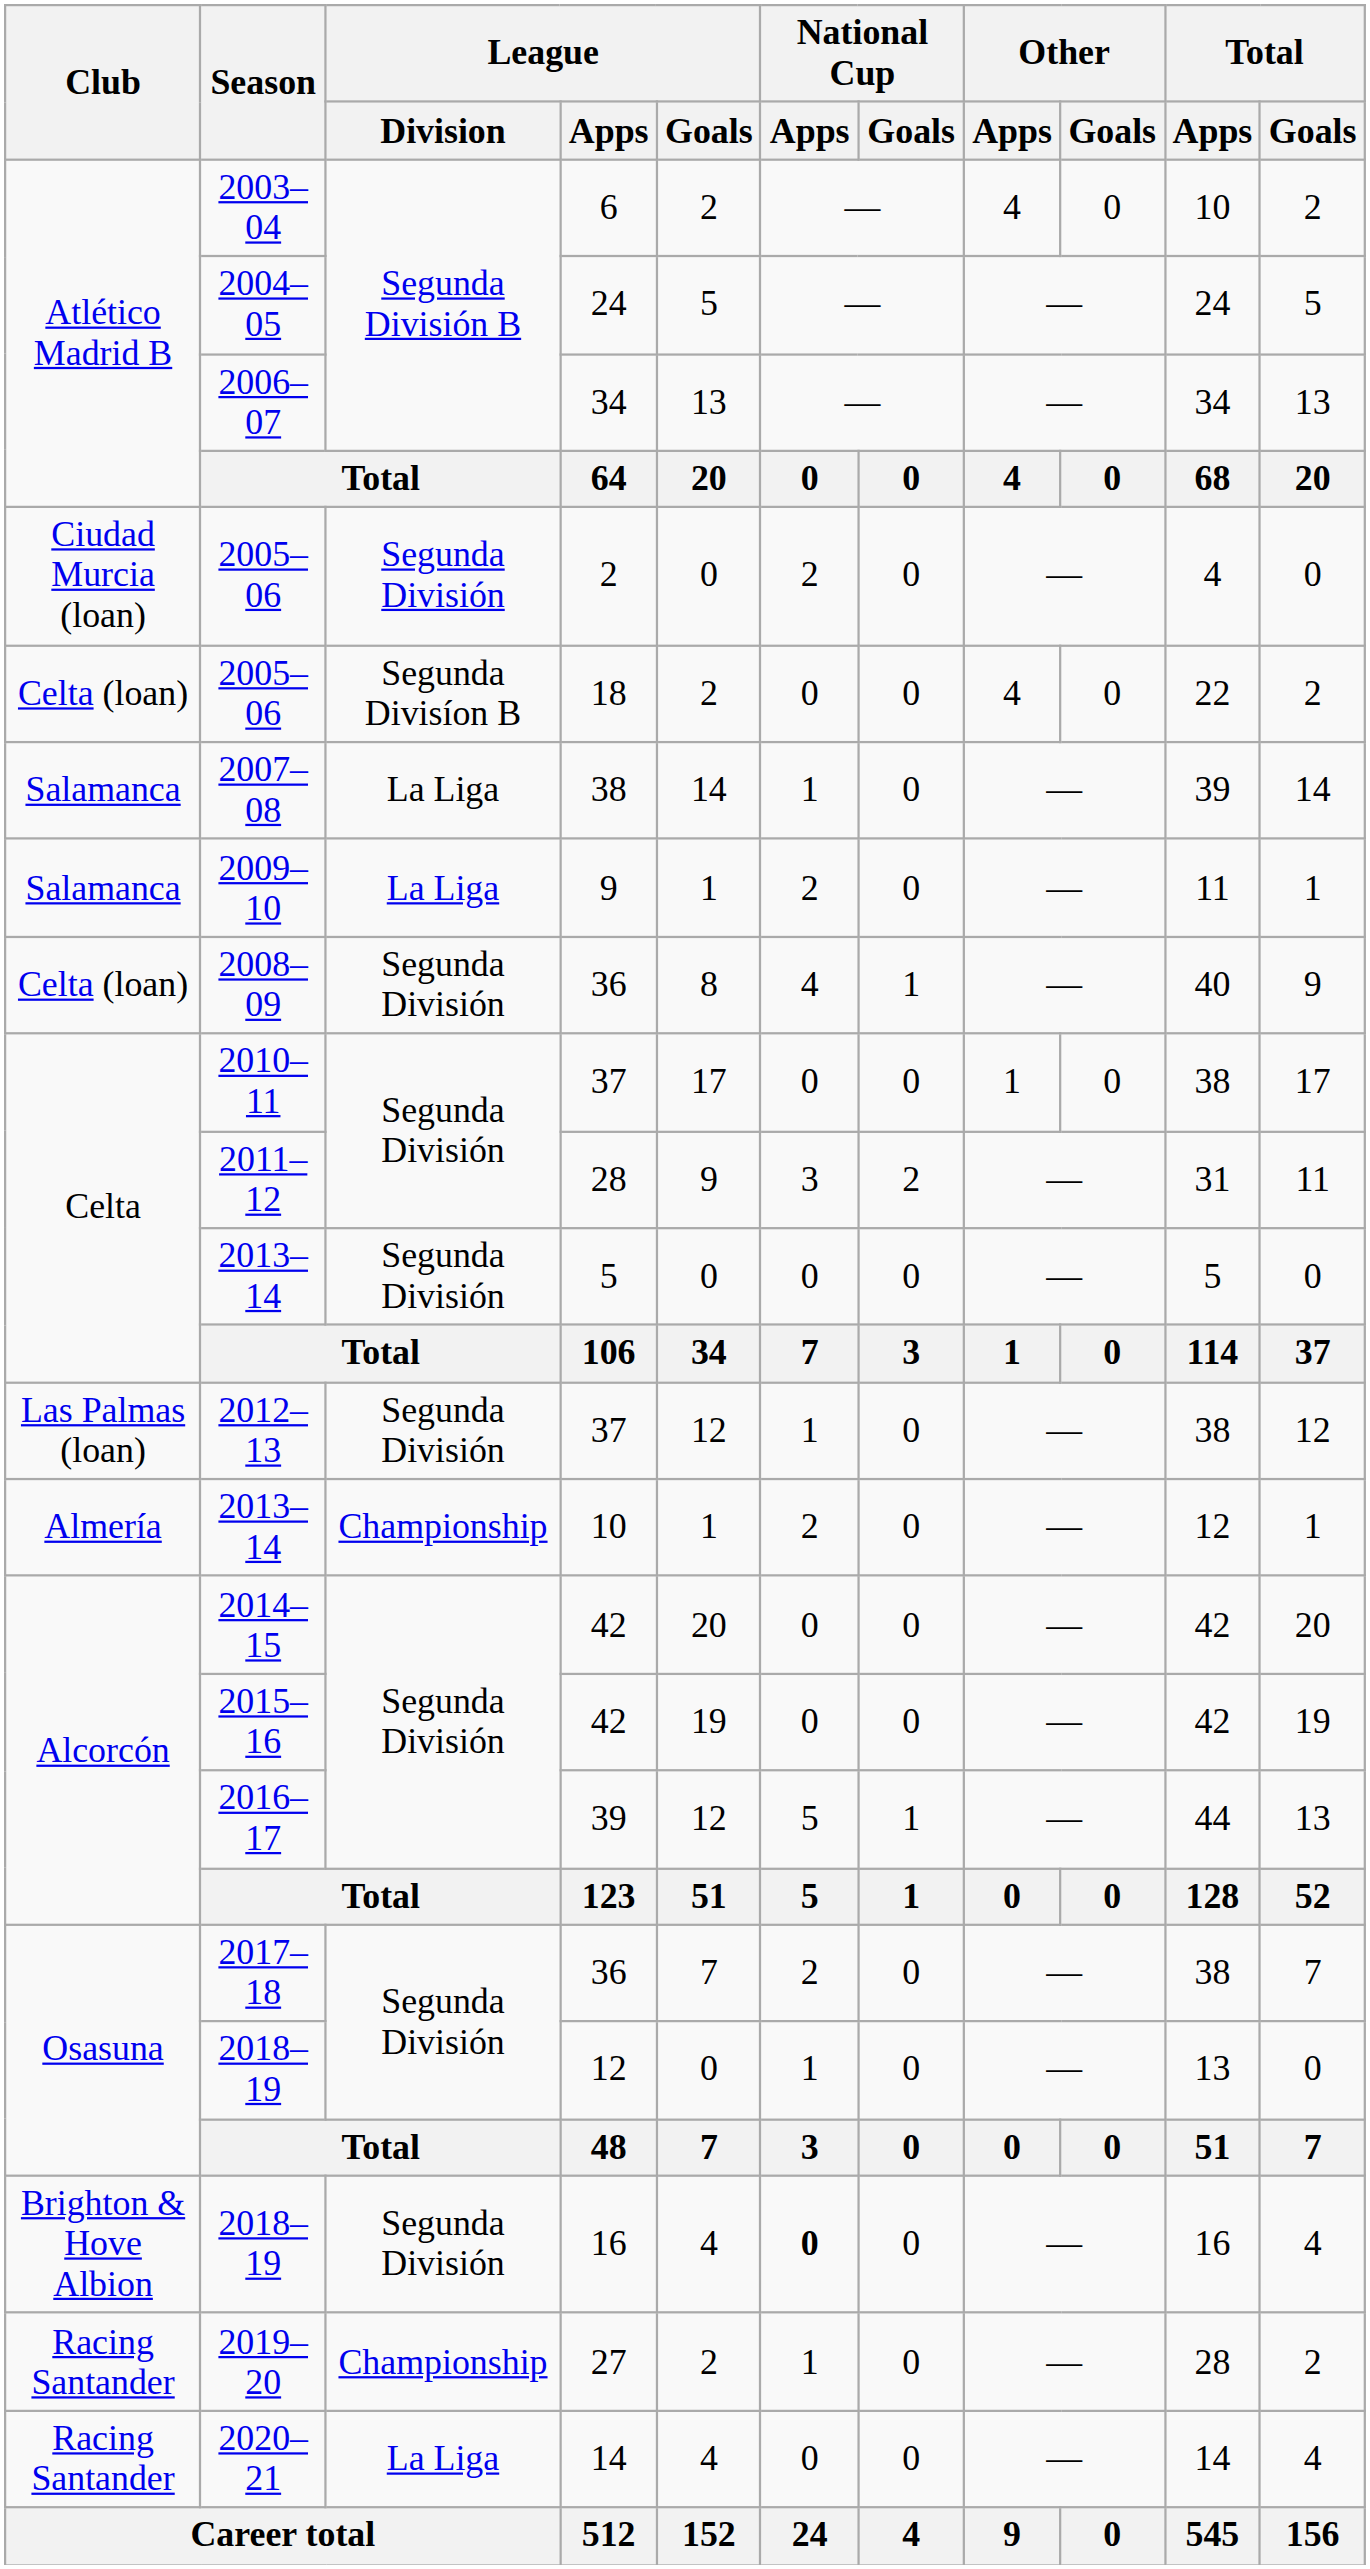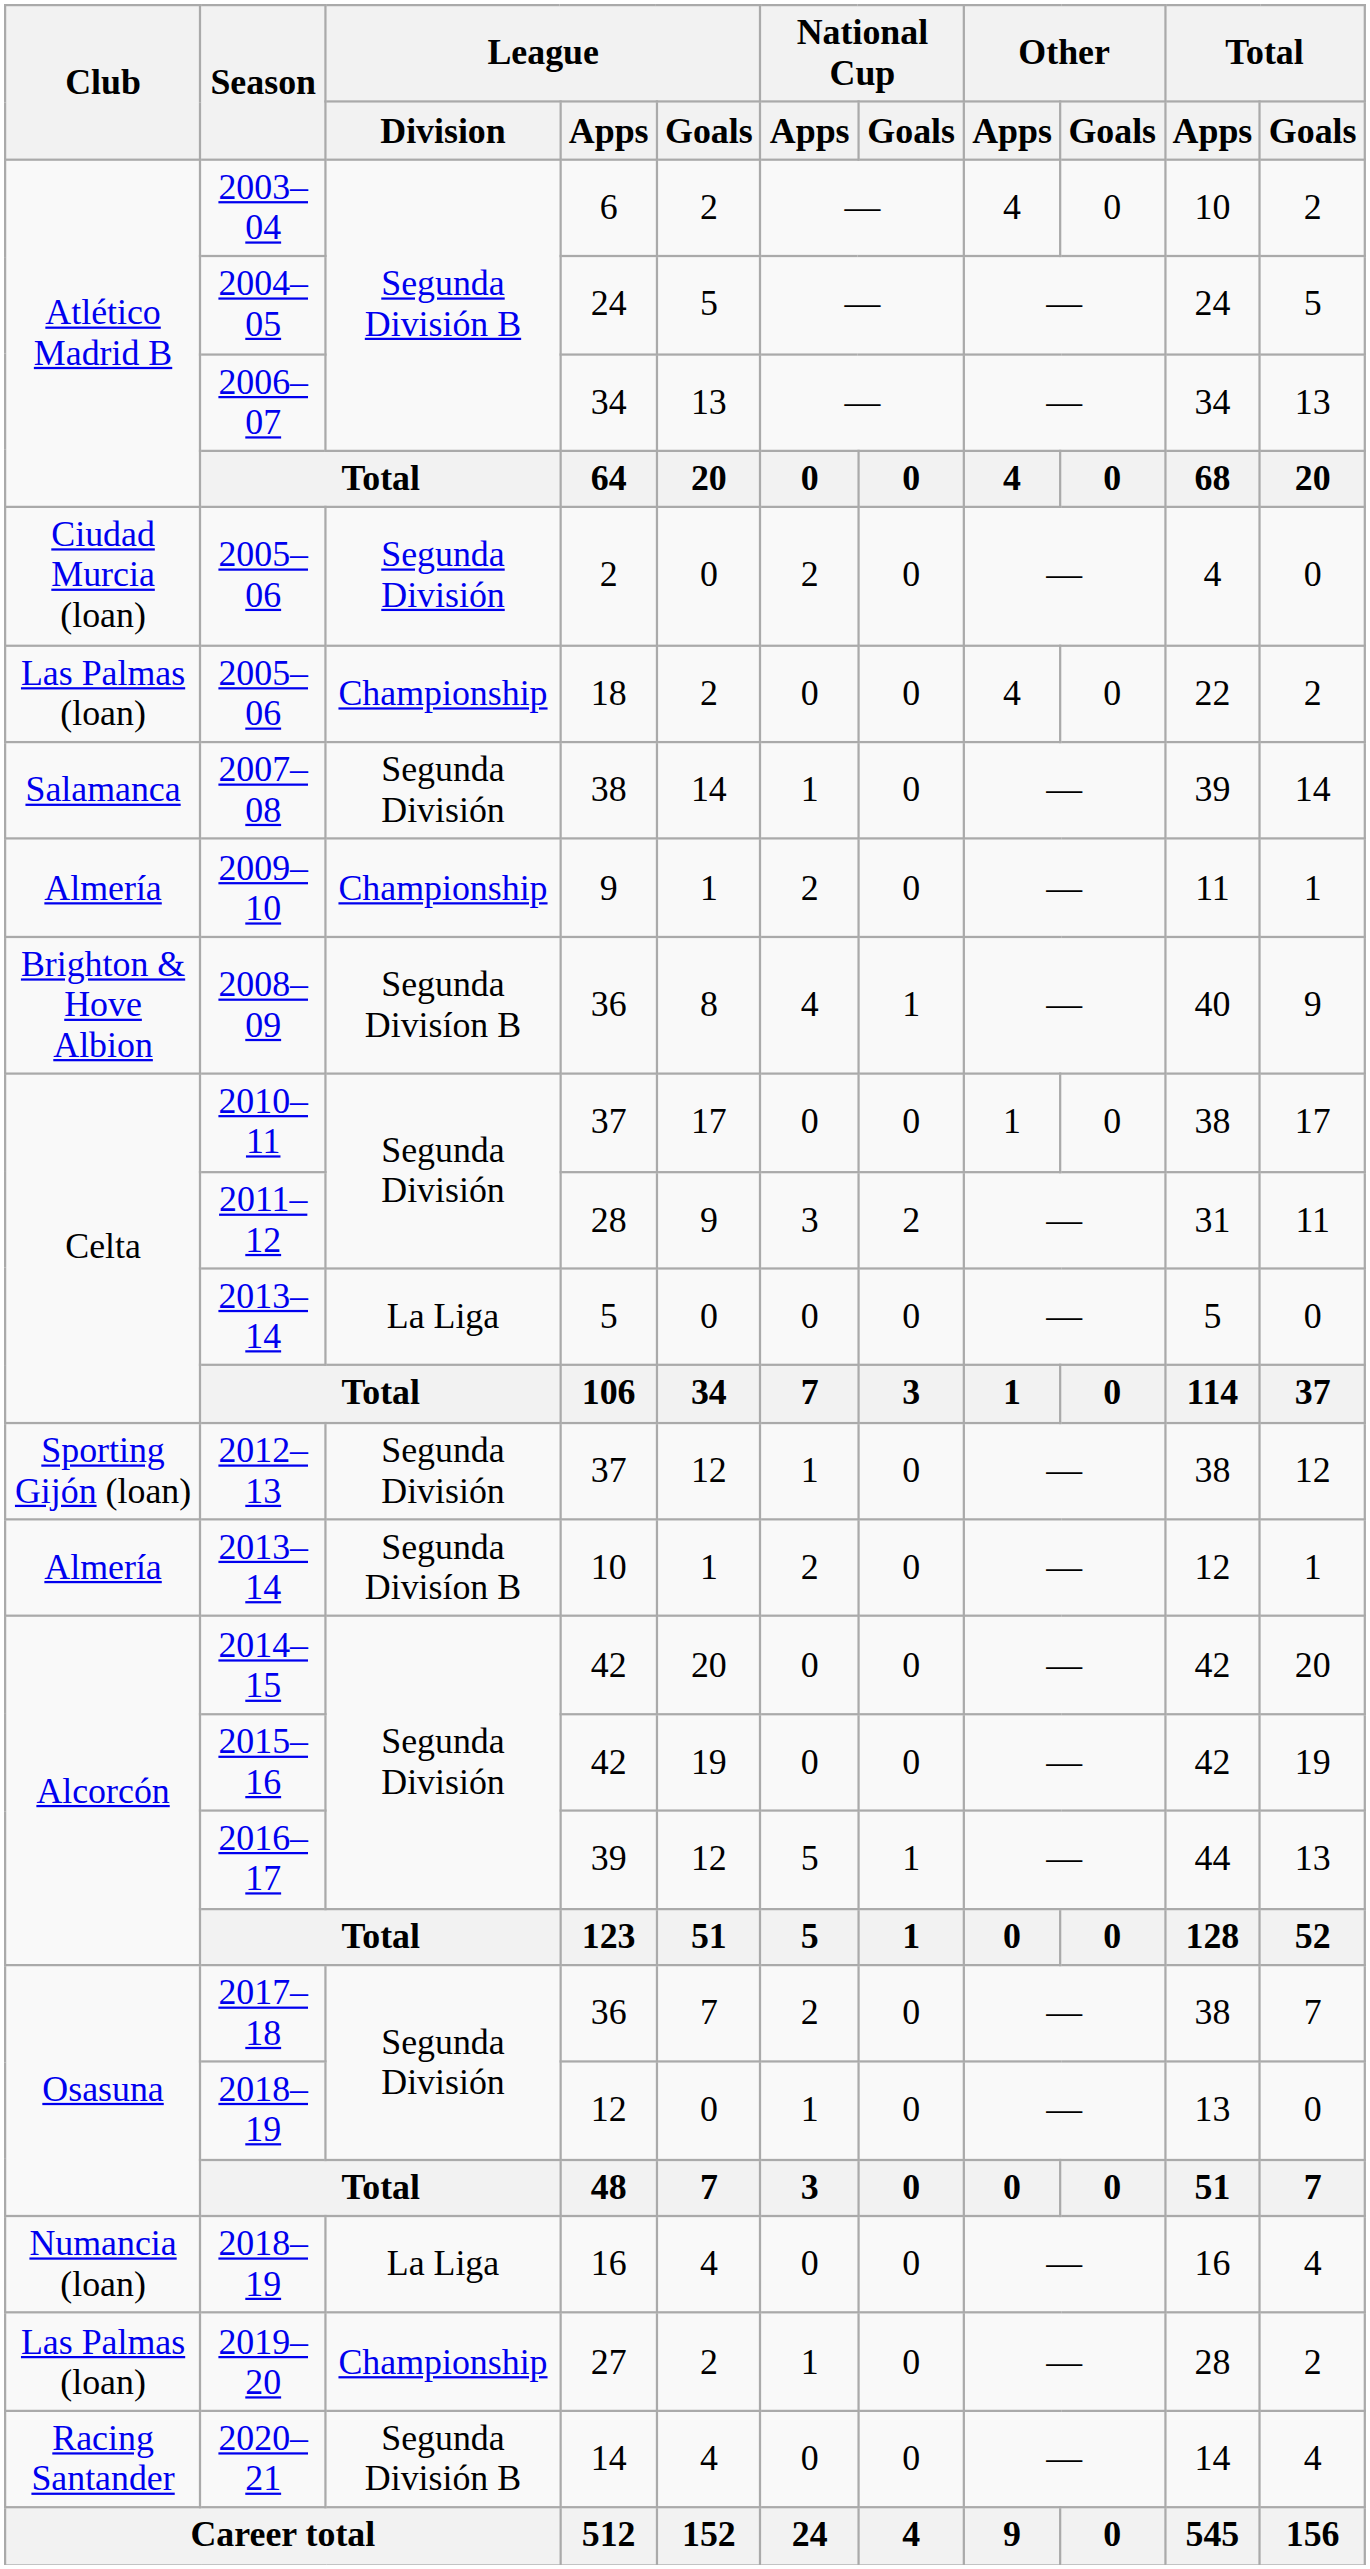(103, 692) Celta (loan) -> (103, 692) Las Palmas (loan)
(443, 692) Segunda Divisíon B -> (443, 692) Championship
(443, 790) La Liga -> (443, 790) Segunda División
(103, 887) Salamanca -> (103, 887) Almería
(443, 887) La Liga -> (443, 887) Championship
(103, 984) Celta (loan) -> (103, 1004) Brighton & Hove Albion
(443, 984) Segunda División -> (443, 1004) Segunda Divisíon B
(443, 1275) Segunda División -> (443, 1316) La Liga
(103, 1429) Las Palmas (loan) -> (103, 1470) Sporting Gijón (loan)
(443, 1526) Championship -> (443, 1567) Segunda Divisíon B
(103, 2243) Brighton & Hove Albion -> (103, 2263) Numancia (loan)
(443, 2243) Segunda División -> (443, 2263) La Liga
(810, 2243) bold -> (810, 2263) normal
(103, 2361) Racing Santander -> (103, 2361) Las Palmas (loan)
(443, 2458) La Liga -> (443, 2458) Segunda División B
